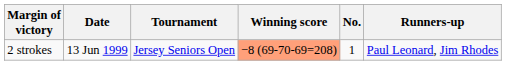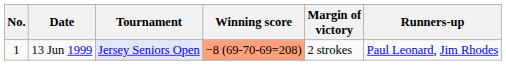columns swapped: (352, 22) <-> (34, 22)
(184, 50) no background -> (149, 50) lavender background
